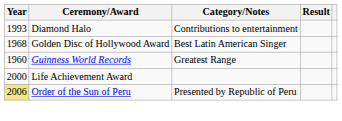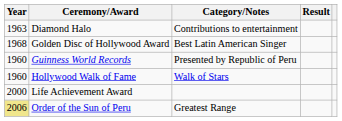(17, 28) 1993 -> (17, 28) 1963
(205, 60) Greatest Range -> (235, 60) Presented by Republic of Peru
+ row: (84, 76)
(235, 92) Presented by Republic of Peru -> (205, 108) Greatest Range
